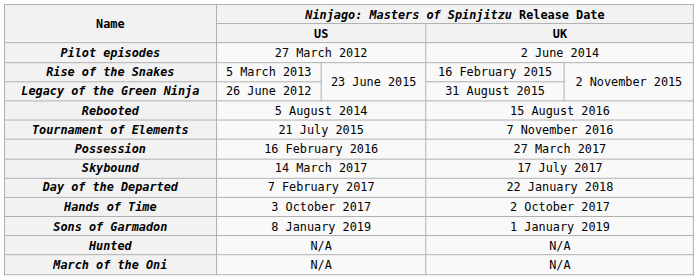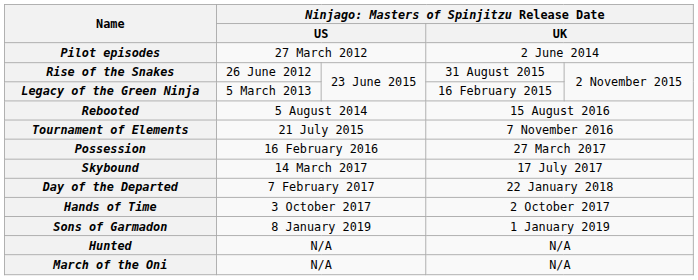(269, 72) 5 March 2013 -> (269, 72) 26 June 2012
(495, 72) 16 February 2015 -> (495, 72) 31 August 2015
(269, 91) 26 June 2012 -> (269, 91) 5 March 2013
(495, 91) 31 August 2015 -> (495, 91) 16 February 2015
